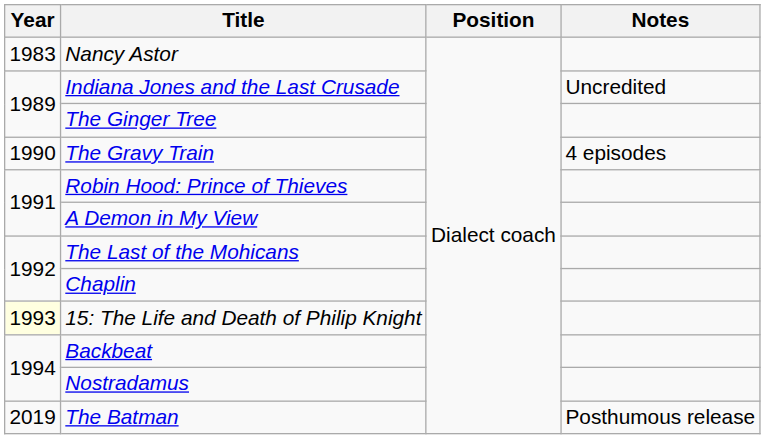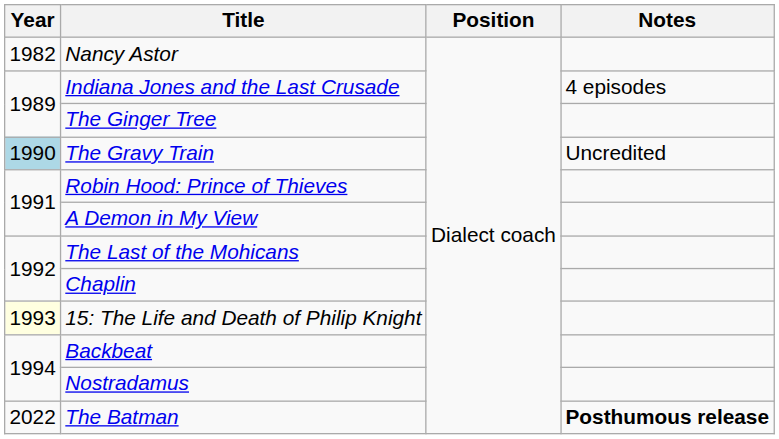(33, 53) 1983 -> (33, 53) 1982
(616, 86) Uncredited -> (616, 86) 4 episodes
(33, 152) no background -> (33, 152) lightblue background
(616, 152) 4 episodes -> (616, 152) Uncredited
(33, 416) 2019 -> (33, 416) 2022
(660, 416) normal -> (667, 416) bold
